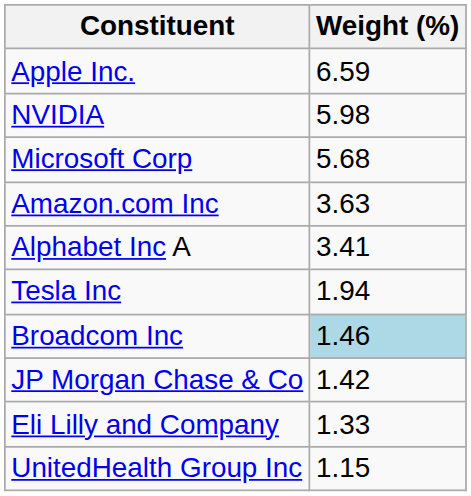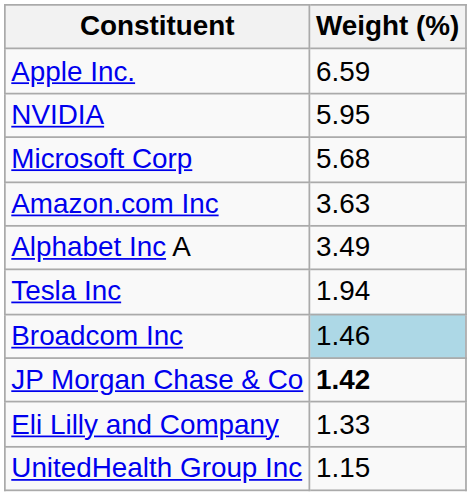(343, 114) 5.98 -> (343, 114) 5.95
(343, 247) 3.41 -> (343, 247) 3.49
(343, 379) normal -> (343, 379) bold
